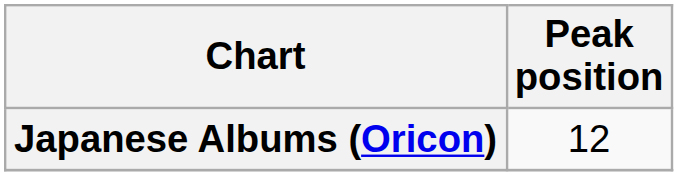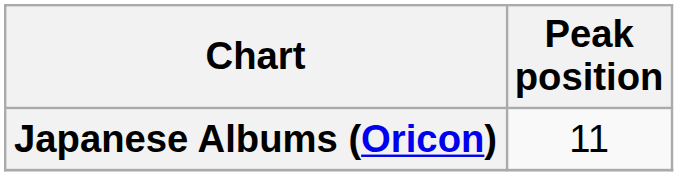(589, 138) 12 -> (589, 138) 11
